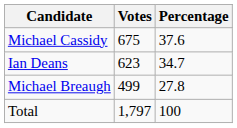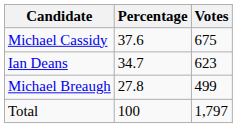columns swapped: (135, 16) <-> (194, 16)
